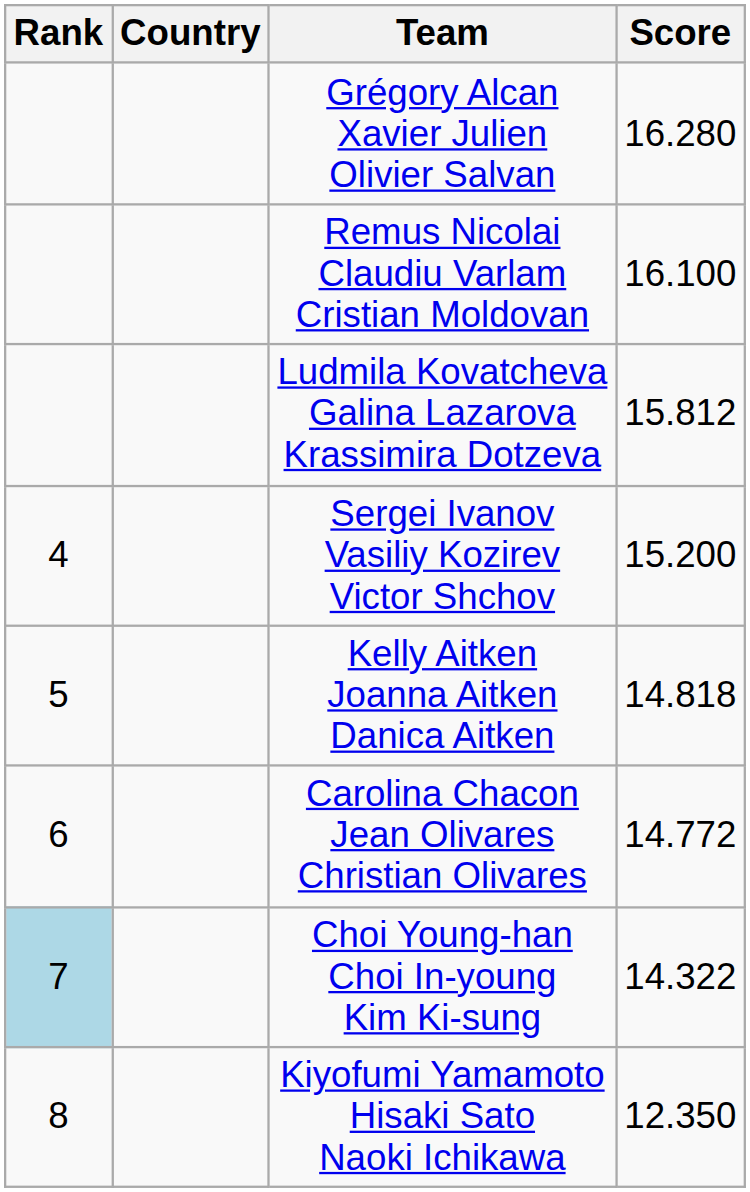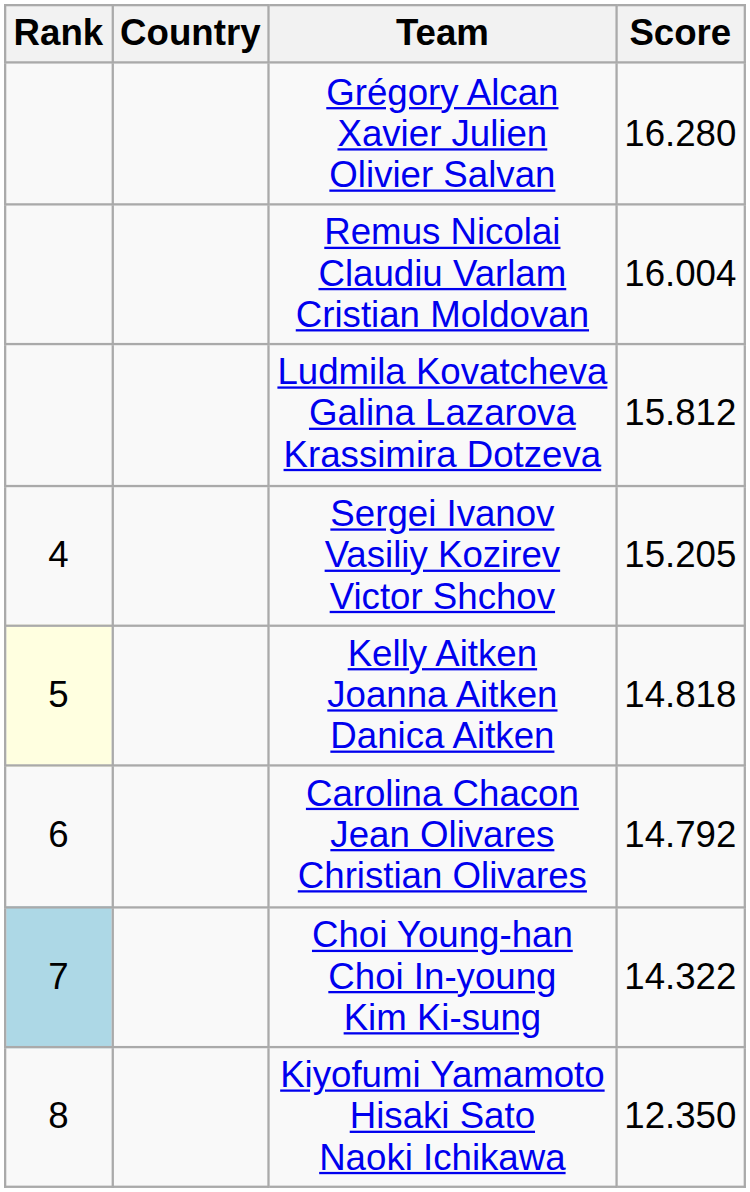(680, 273) 16.100 -> (680, 273) 16.004
(680, 554) 15.200 -> (680, 554) 15.205
(58, 695) no background -> (58, 695) lightyellow background
(680, 835) 14.772 -> (680, 835) 14.792
